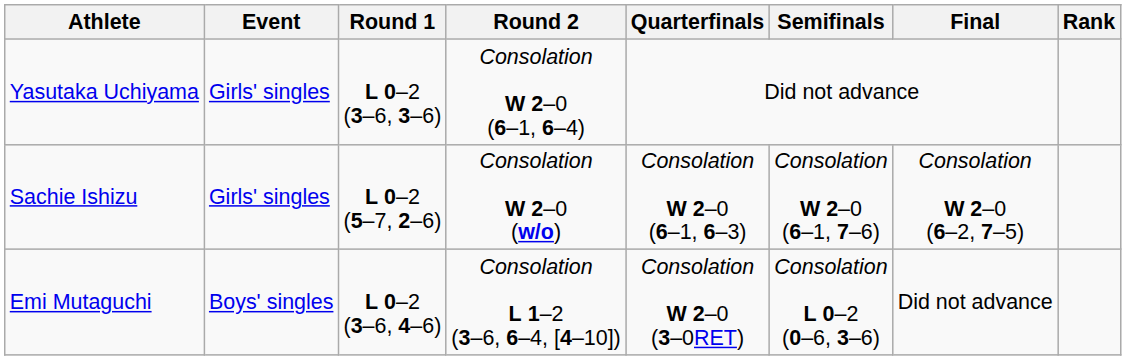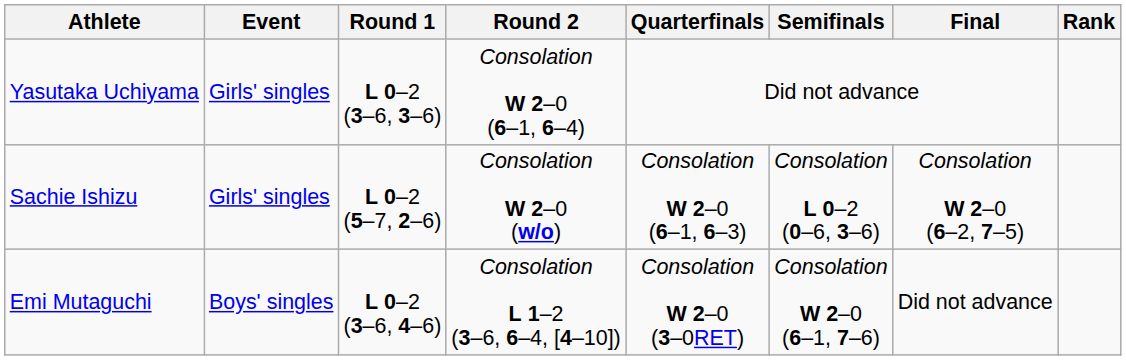(831, 197) Consolation W 2–0 (6–1, 7–6) -> (831, 197) Consolation L 0–2 (0–6, 3–6)
(831, 303) Consolation L 0–2 (0–6, 3–6) -> (831, 303) Consolation W 2–0 (6–1, 7–6)
